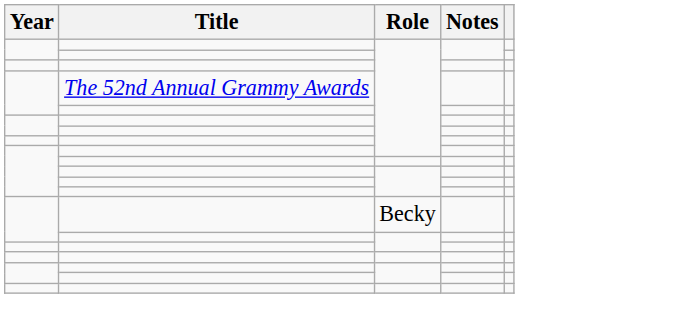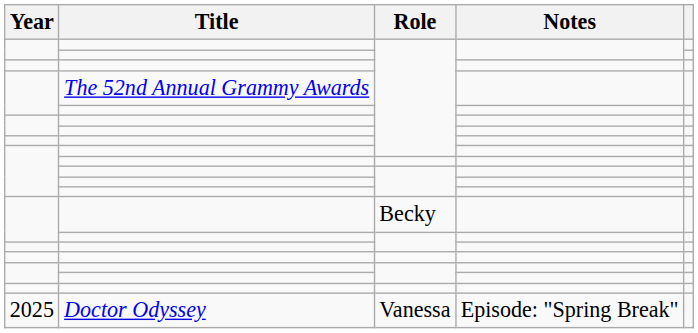+ row: (135, 310)
